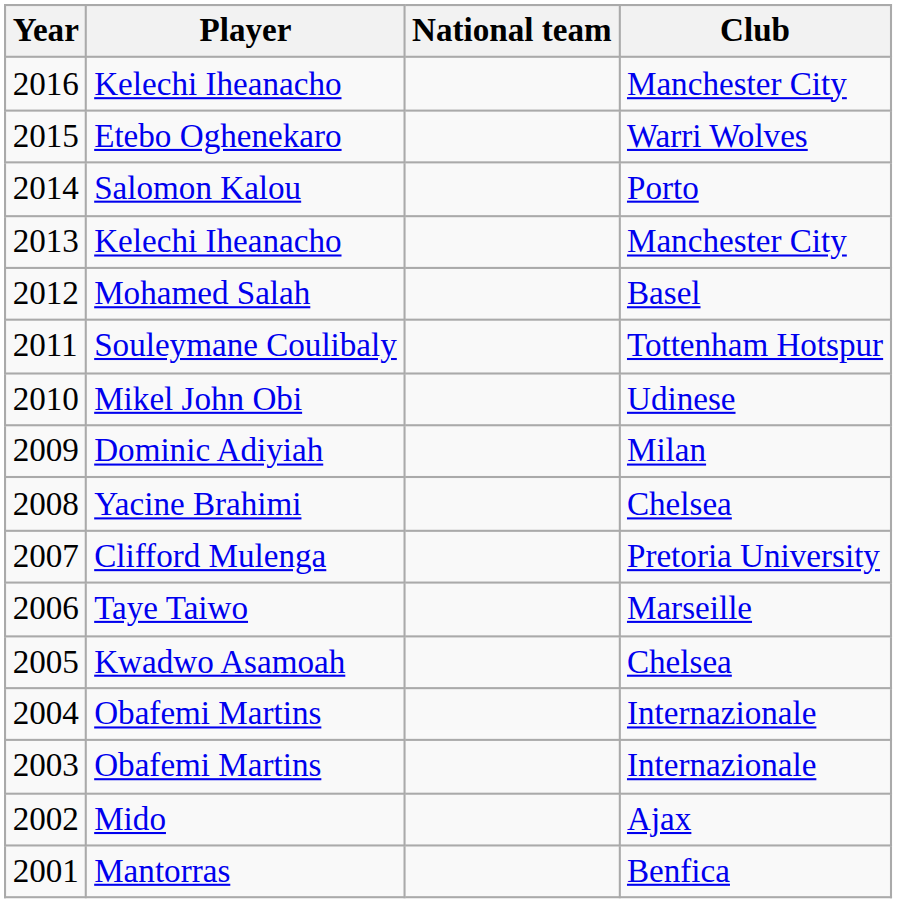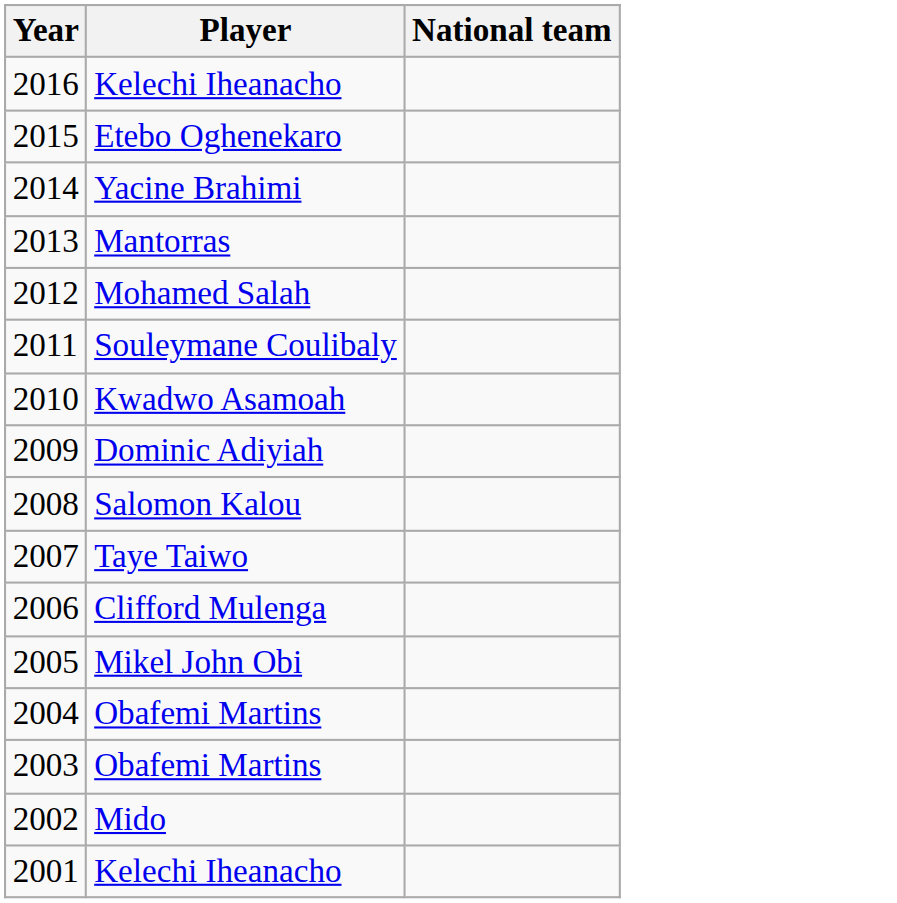- column: (755, 30)
(198, 188) Salomon Kalou -> (198, 188) Yacine Brahimi
(218, 240) Kelechi Iheanacho -> (162, 240) Mantorras
(198, 398) Mikel John Obi -> (220, 398) Kwadwo Asamoah
(198, 503) Yacine Brahimi -> (198, 503) Salomon Kalou
(210, 556) Clifford Mulenga -> (171, 556) Taye Taiwo
(171, 608) Taye Taiwo -> (210, 608) Clifford Mulenga
(220, 661) Kwadwo Asamoah -> (198, 661) Mikel John Obi
(162, 871) Mantorras -> (218, 871) Kelechi Iheanacho
